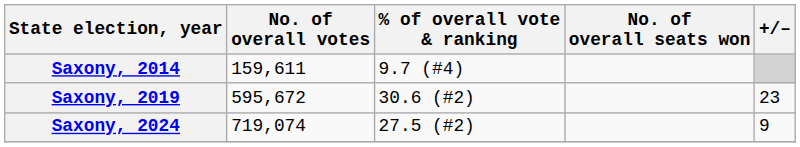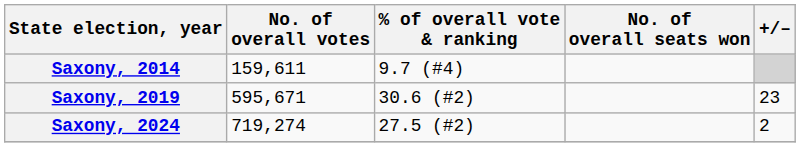(269, 98) 595,672 -> (269, 98) 595,671
(269, 127) 719,074 -> (269, 127) 719,274
(764, 127) 9 -> (764, 127) 2
